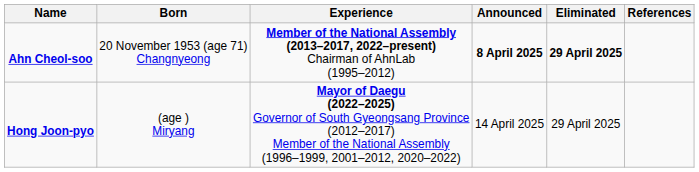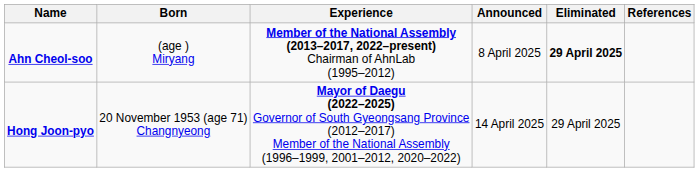(173, 52) 20 November 1953 (age 71) Changnyeong -> (173, 52) (age ) Miryang
(509, 52) bold -> (509, 52) normal
(173, 124) (age ) Miryang -> (173, 124) 20 November 1953 (age 71) Changnyeong
